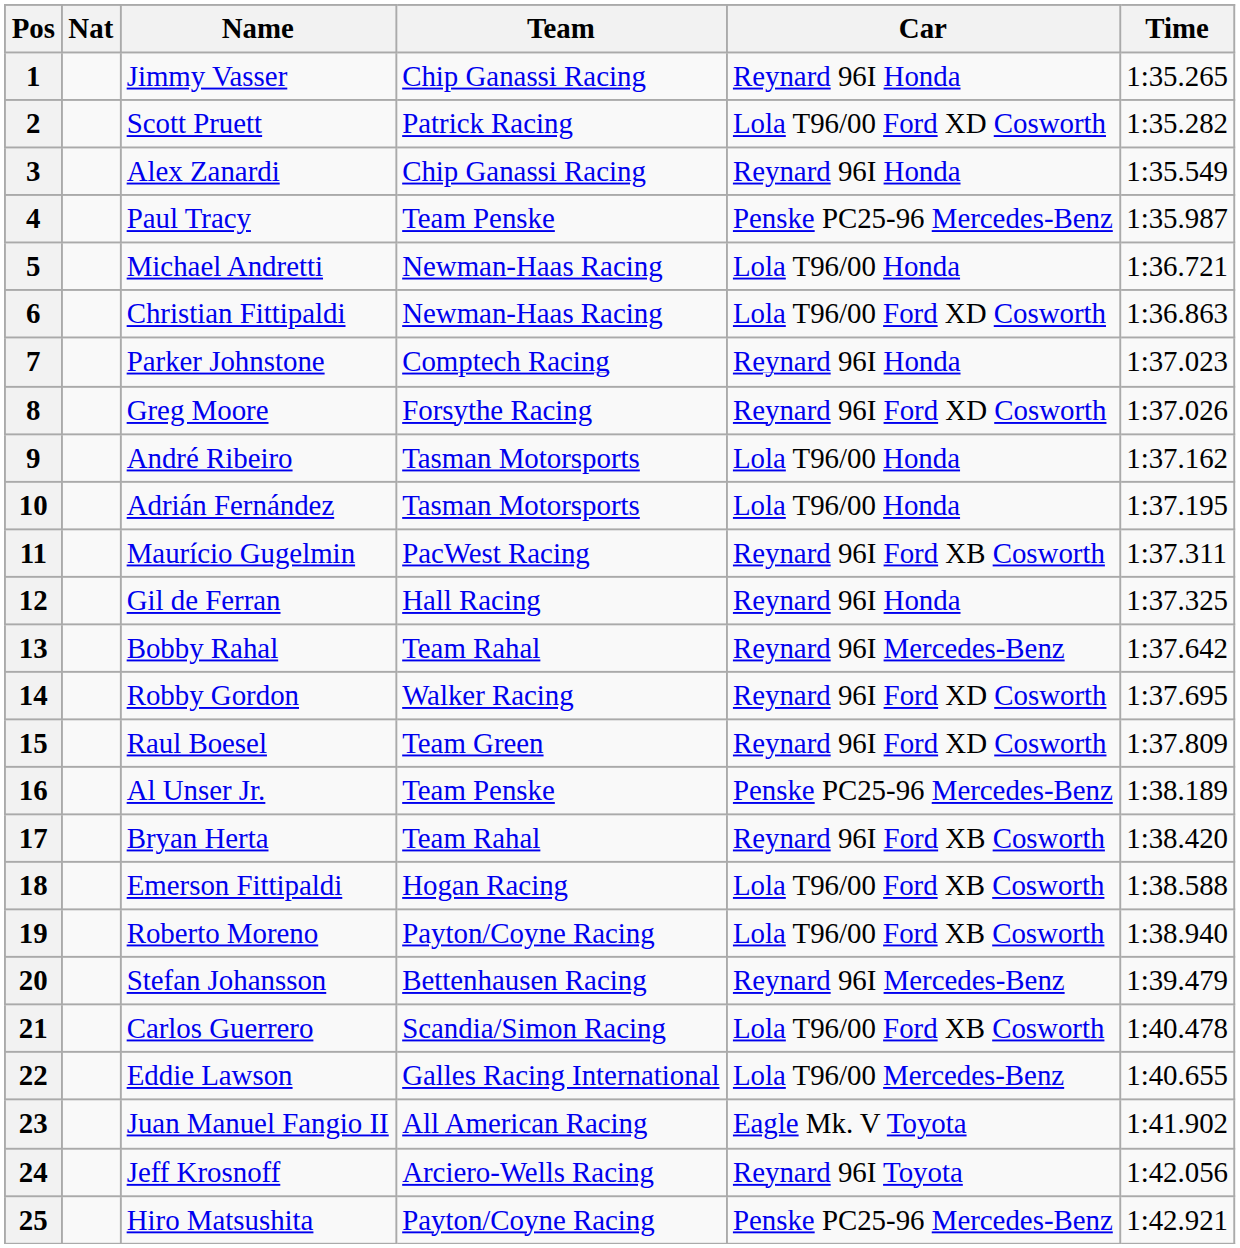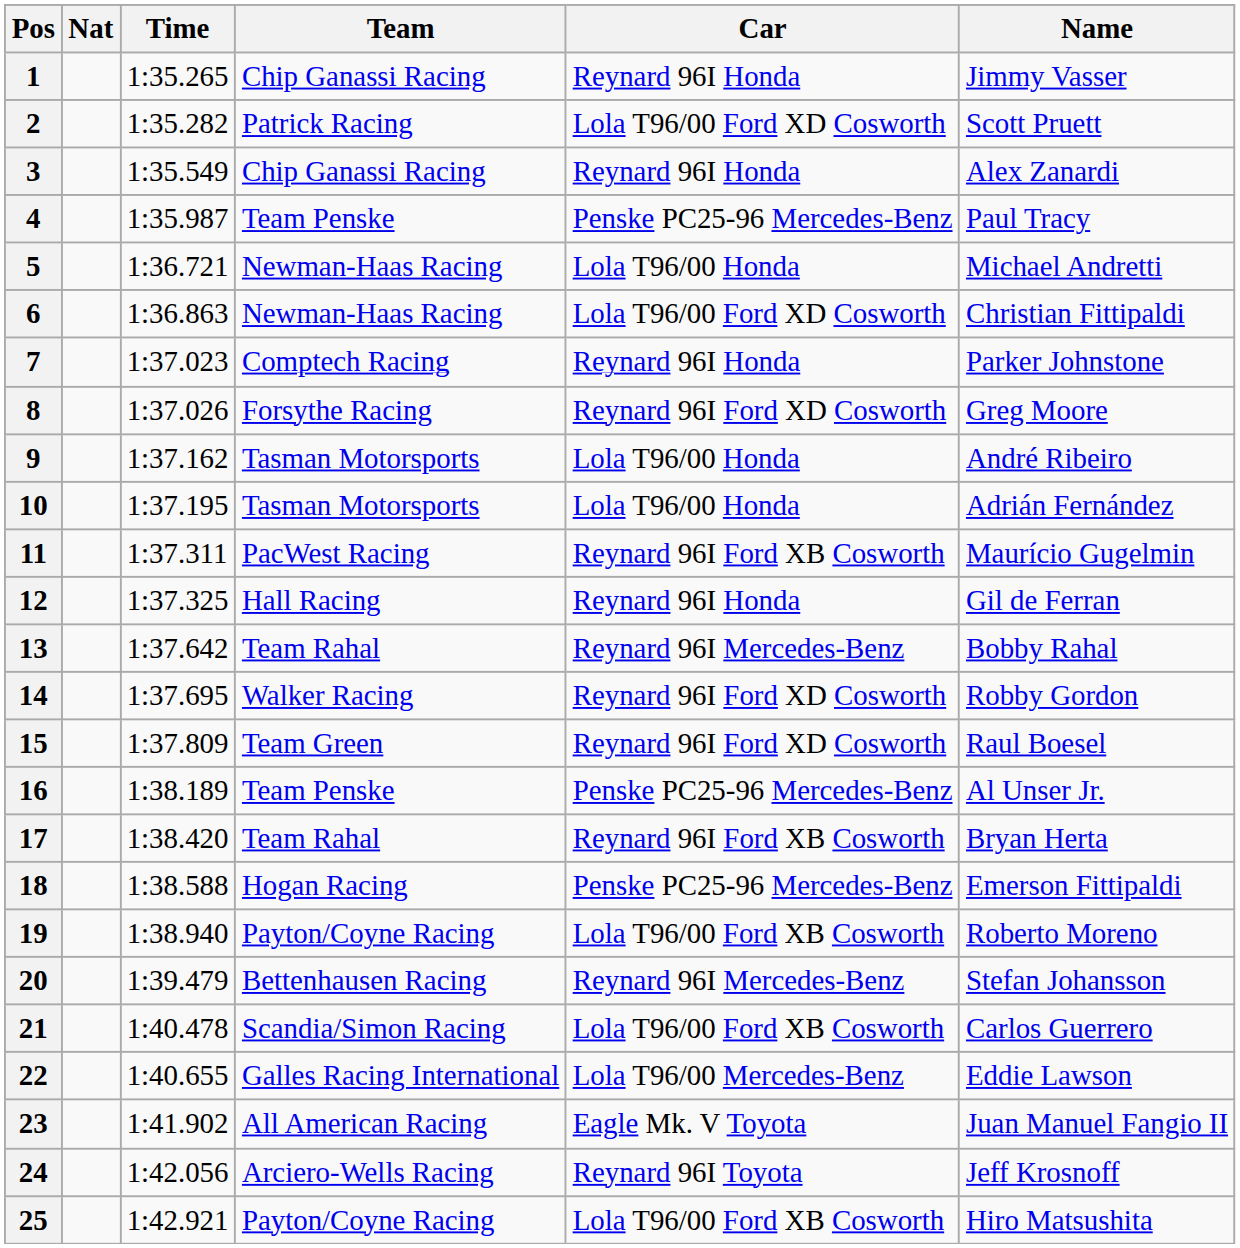columns swapped: (258, 28) <-> (1177, 28)
(919, 885) Lola T96/00 Ford XB Cosworth -> (763, 885) Penske PC25-96 Mercedes-Benz
(923, 1218) Penske PC25-96 Mercedes-Benz -> (758, 1218) Lola T96/00 Ford XB Cosworth
